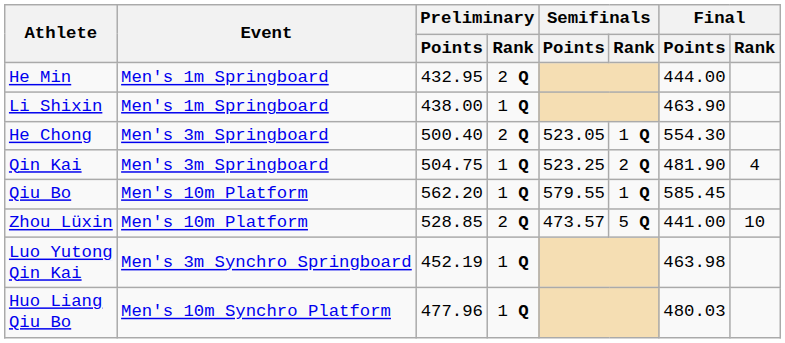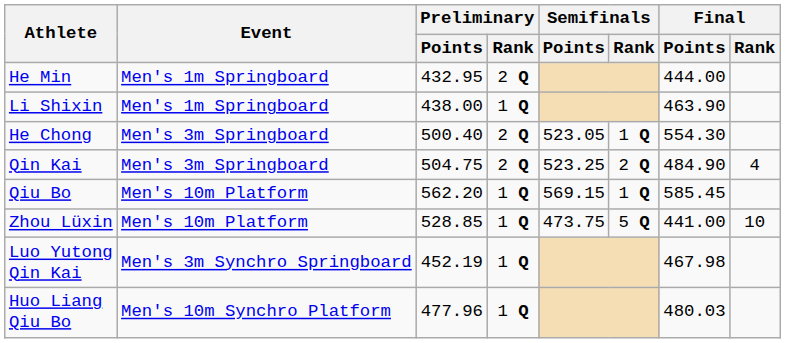(513, 164) 1 Q -> (513, 164) 2 Q
(694, 164) 481.90 -> (694, 164) 484.90
(574, 194) 579.55 -> (574, 194) 569.15
(513, 223) 2 Q -> (513, 223) 1 Q
(574, 223) 473.57 -> (574, 223) 473.75
(694, 262) 463.98 -> (694, 262) 467.98
